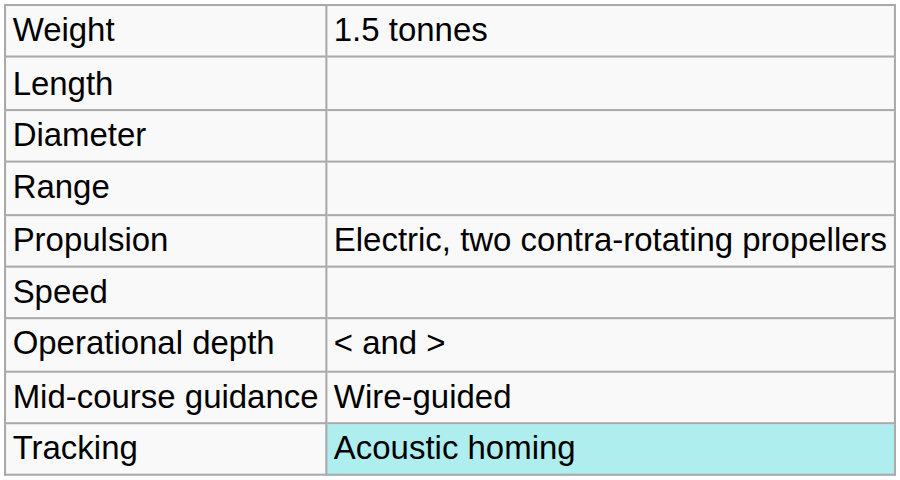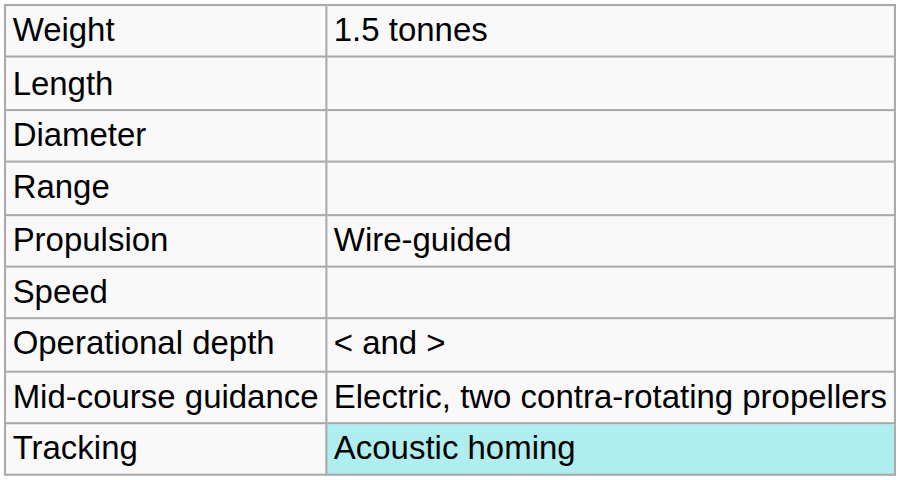(610, 239) Electric, two contra-rotating propellers -> (423, 239) Wire-guided
(423, 396) Wire-guided -> (610, 396) Electric, two contra-rotating propellers
